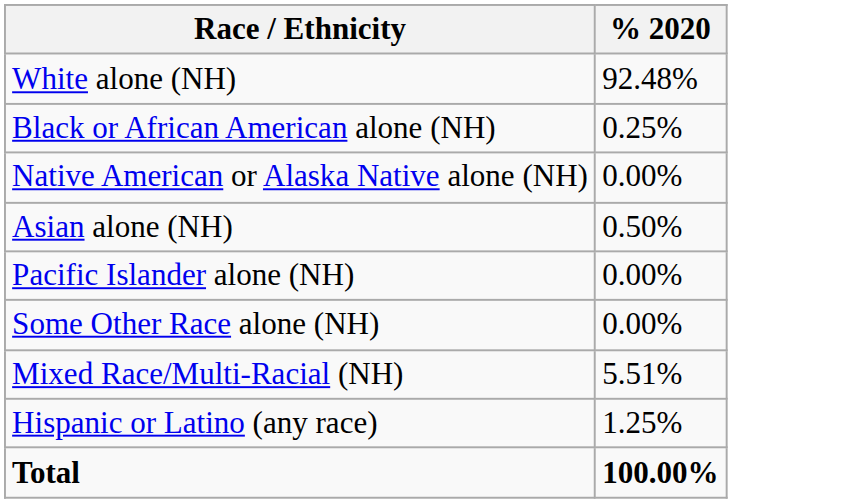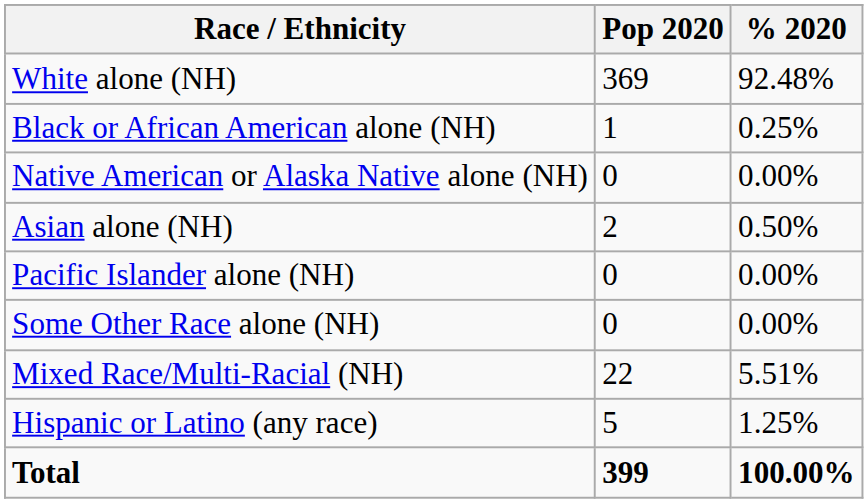+ column: (663, 29)
